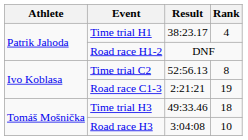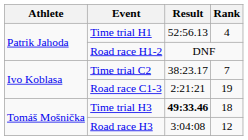(188, 33) 38:23.17 -> (188, 33) 52:56.13
(188, 70) 52:56.13 -> (188, 70) 38:23.17
(226, 70) 8 -> (227, 70) 7
(188, 108) normal -> (188, 108) bold
(226, 126) 10 -> (227, 126) 12
